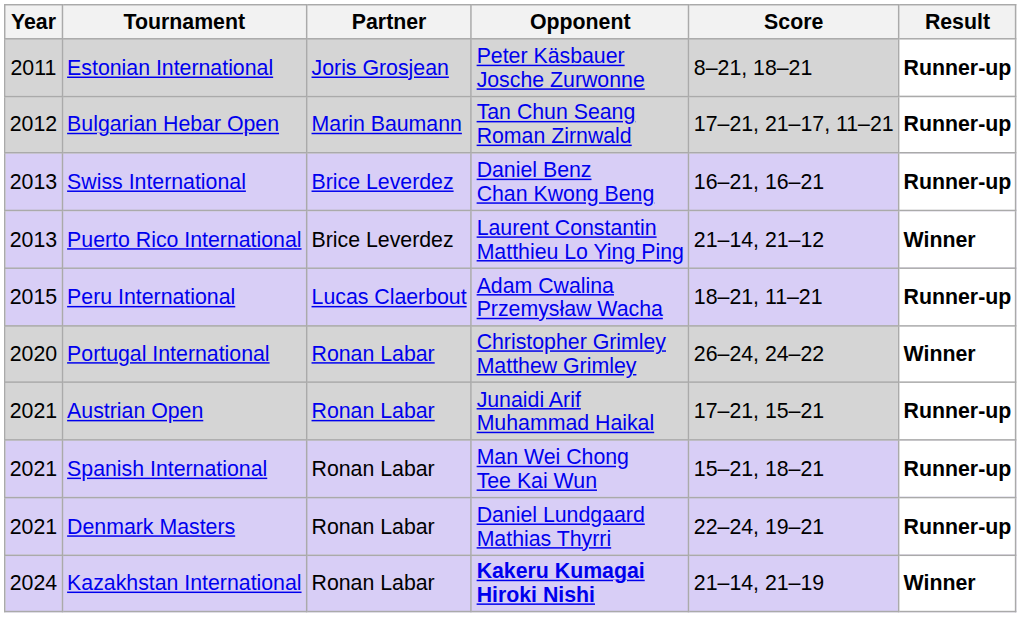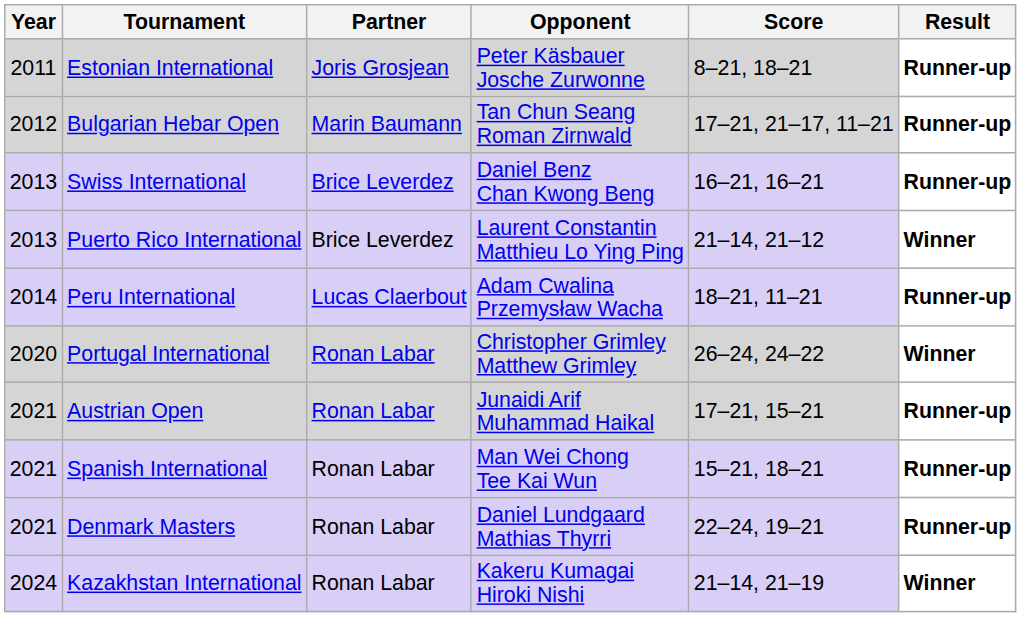(33, 297) 2015 -> (33, 297) 2014
(561, 584) bold -> (555, 584) normal
